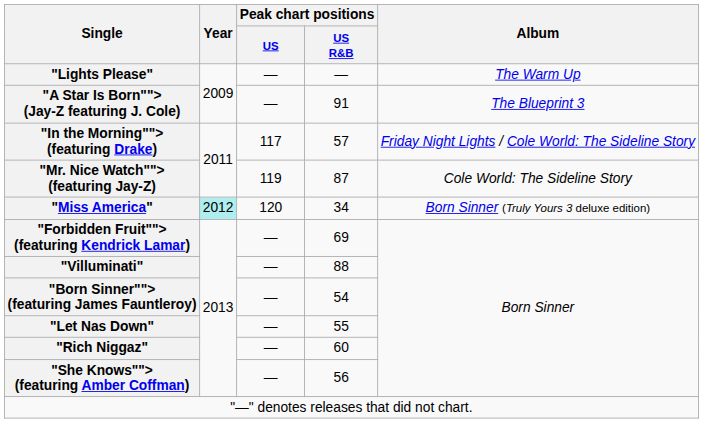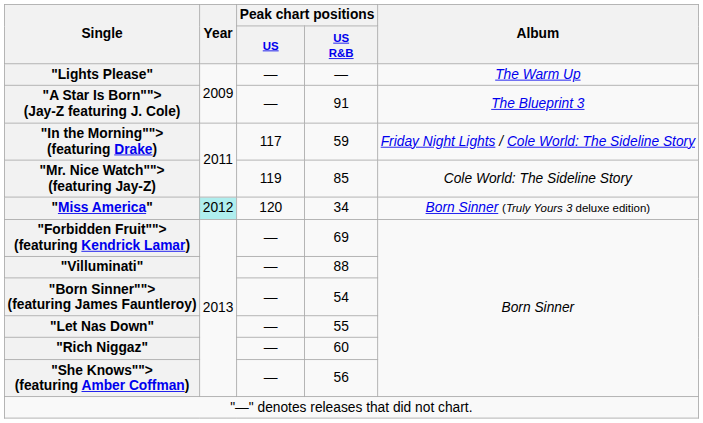(341, 141) 57 -> (341, 141) 59
(341, 178) 87 -> (341, 178) 85
